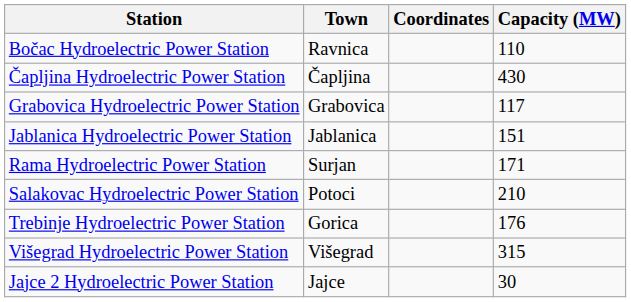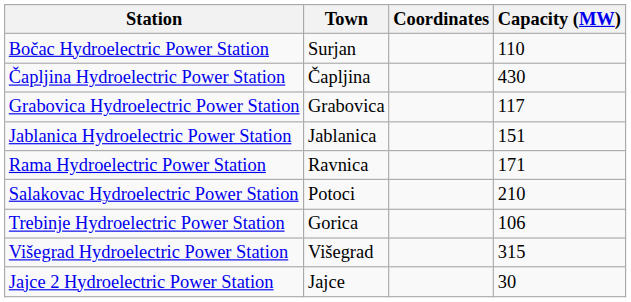(338, 48) Ravnica -> (332, 48) Surjan
(332, 164) Surjan -> (338, 164) Ravnica
(512, 223) 176 -> (512, 223) 106
